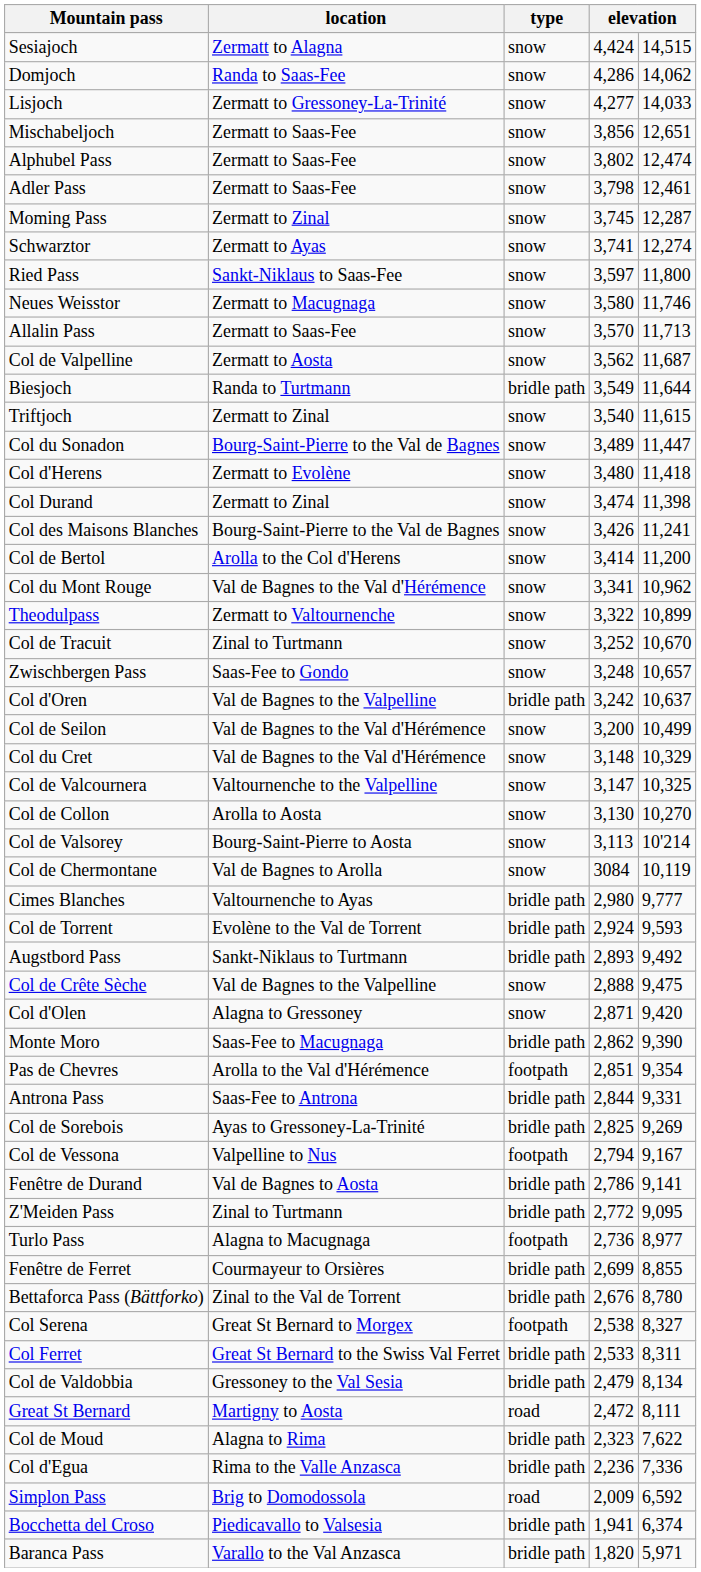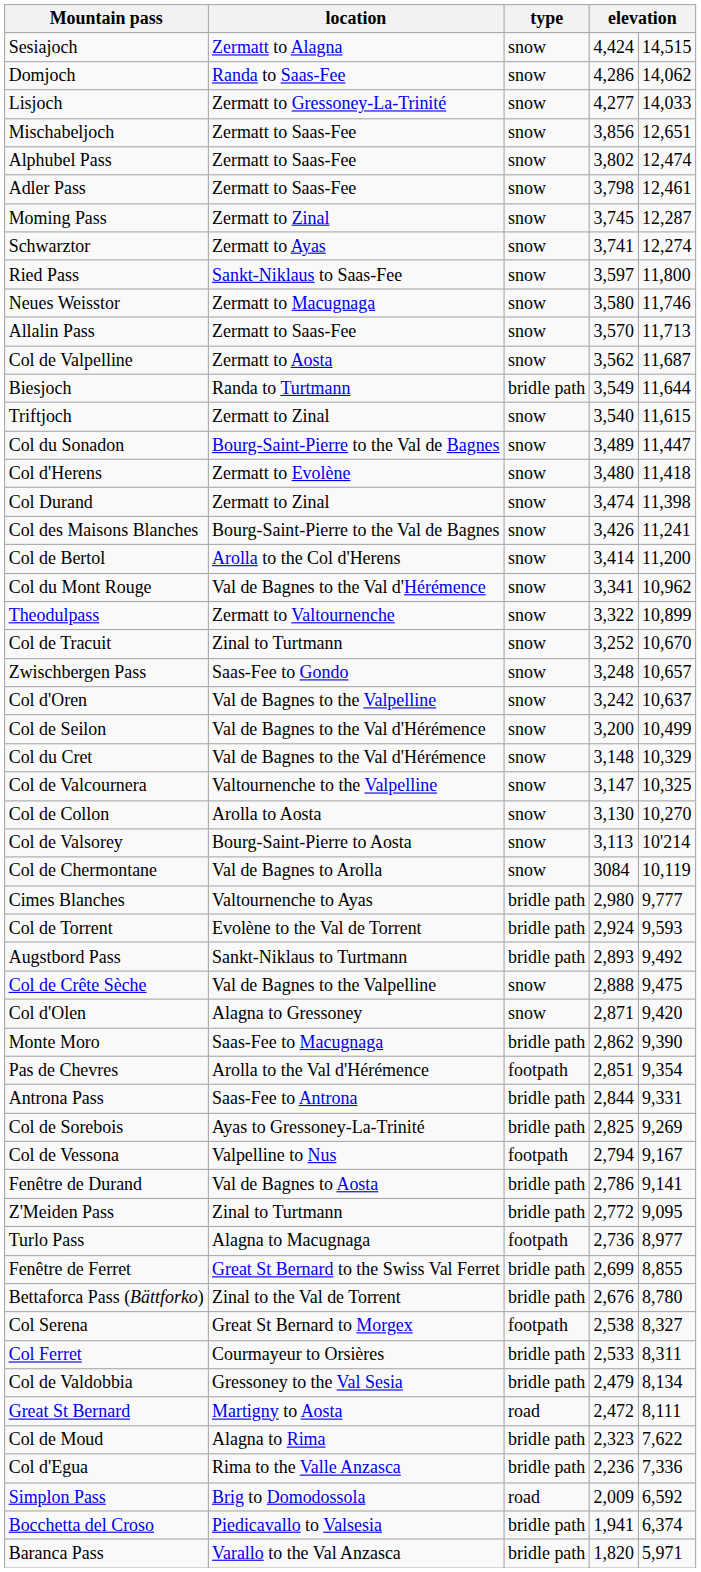(547, 700) bridle path -> (527, 700) snow
(298, 1269) Courmayeur to Orsières -> (356, 1269) Great St Bernard to the Swiss Val Ferret
(356, 1354) Great St Bernard to the Swiss Val Ferret -> (298, 1354) Courmayeur to Orsières
